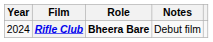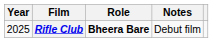(18, 29) 2024 -> (18, 29) 2025
